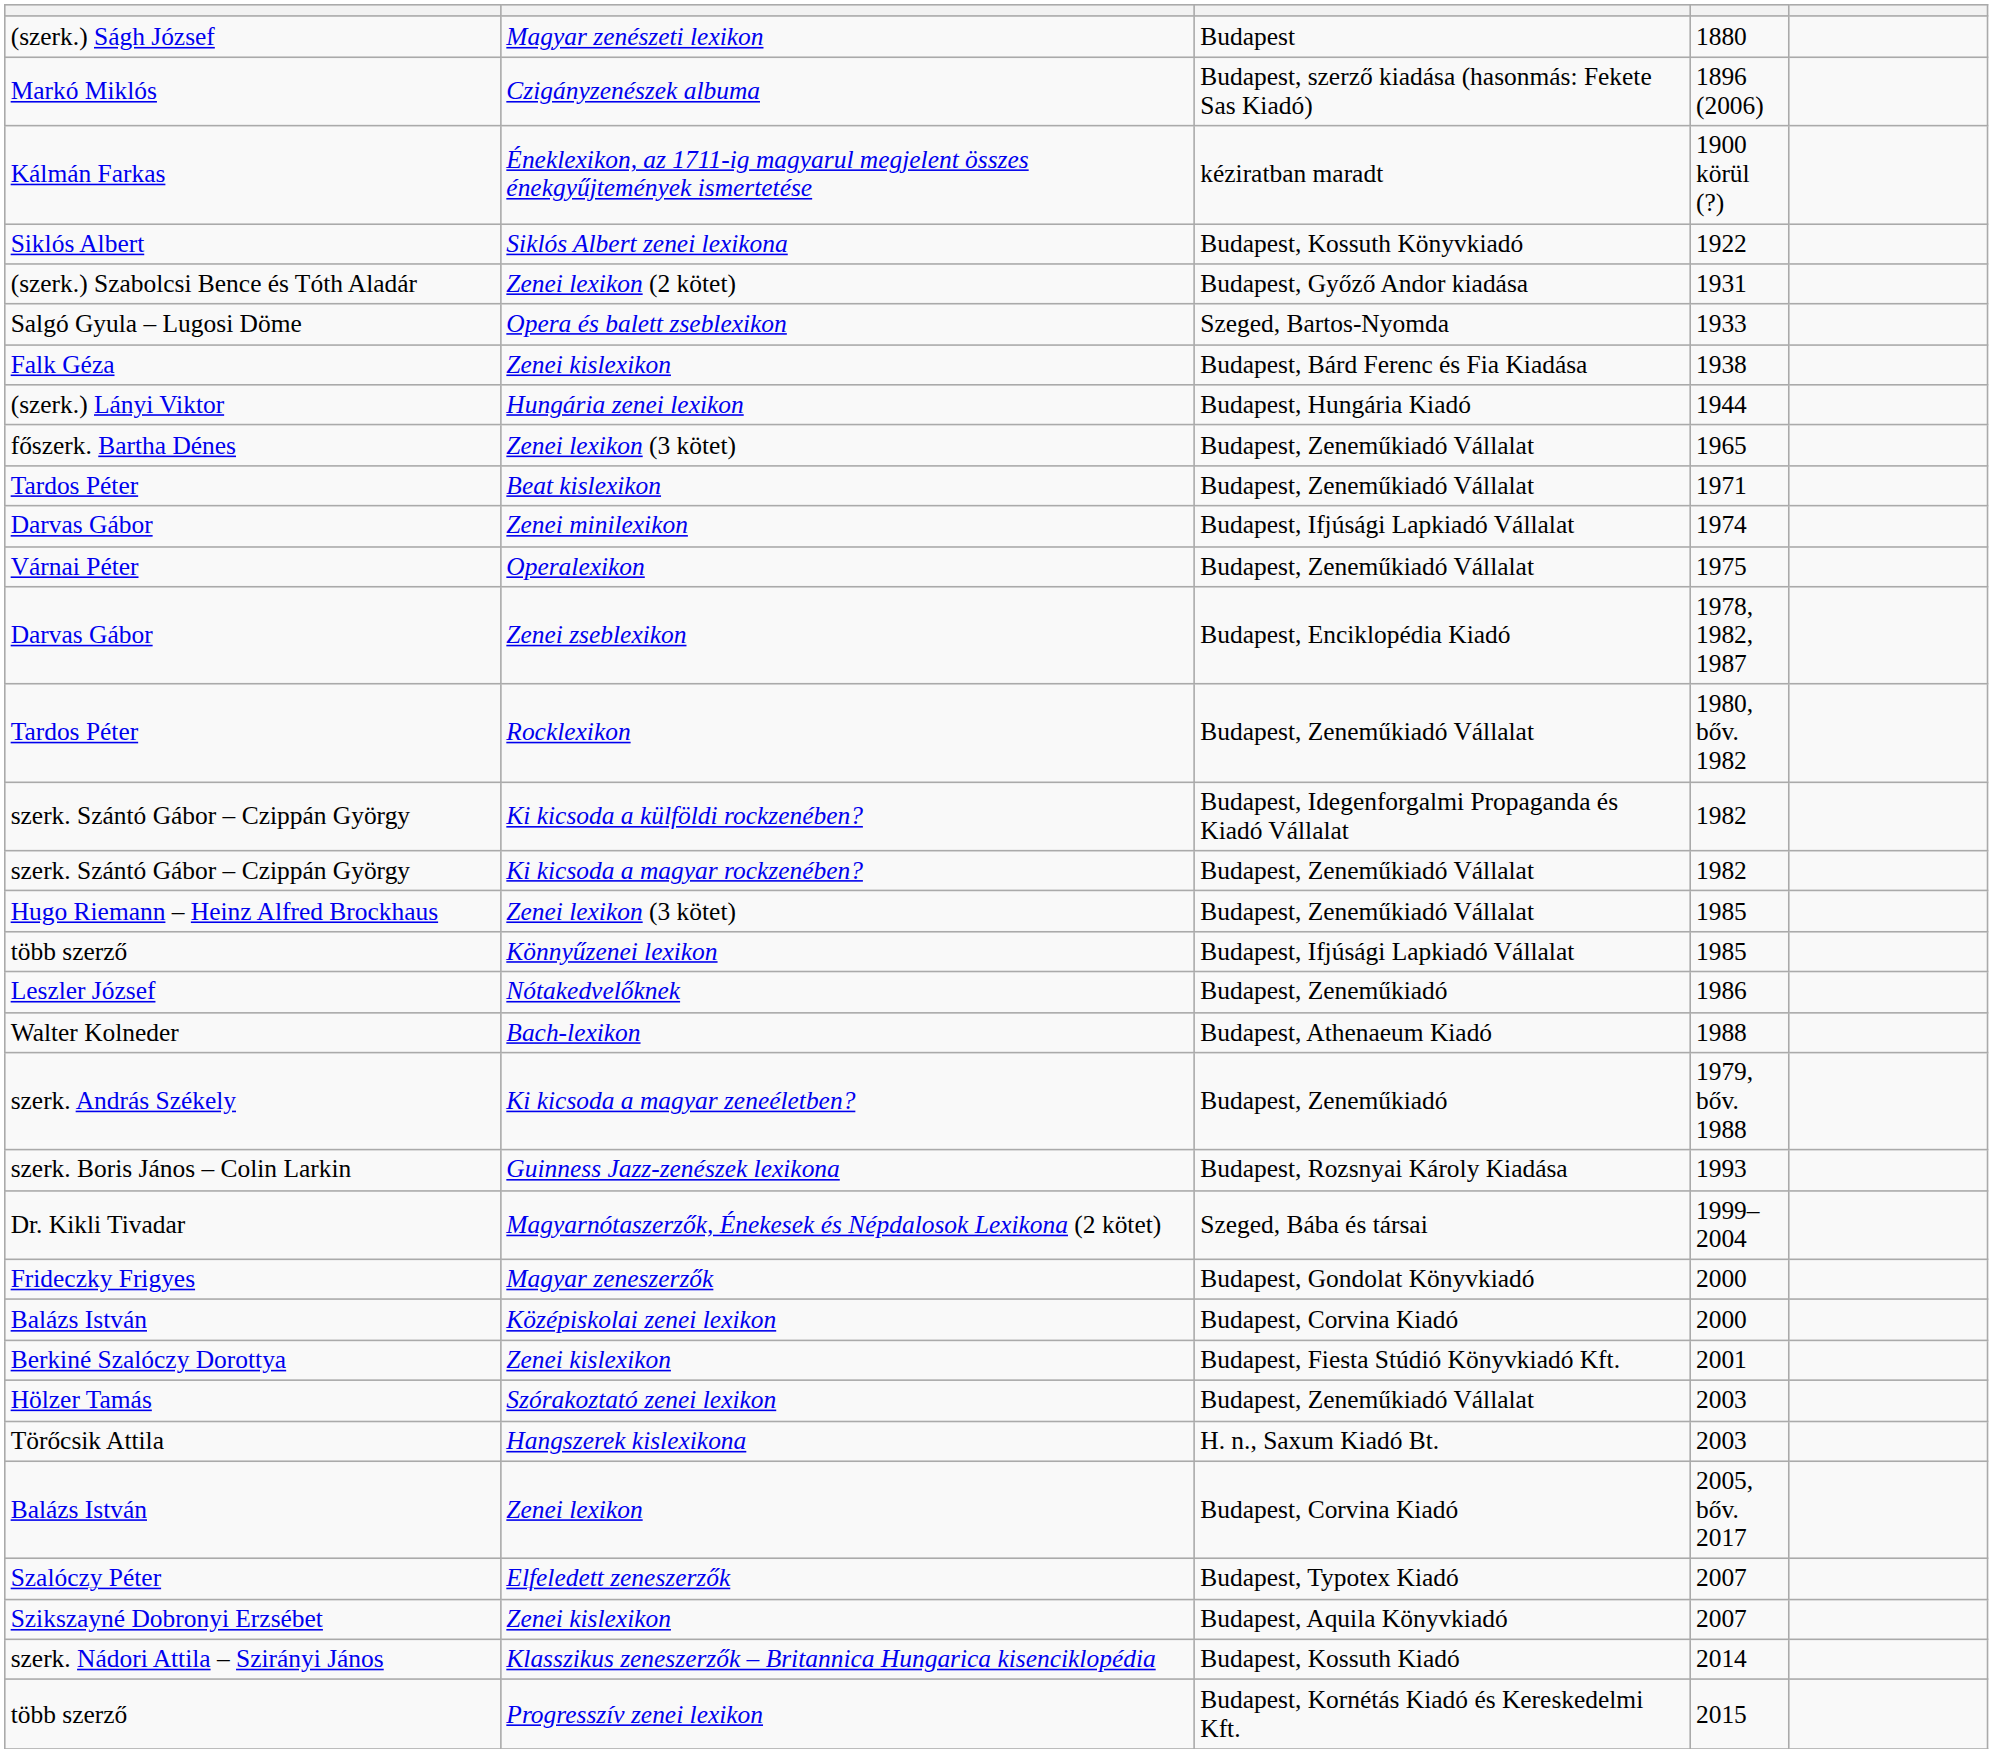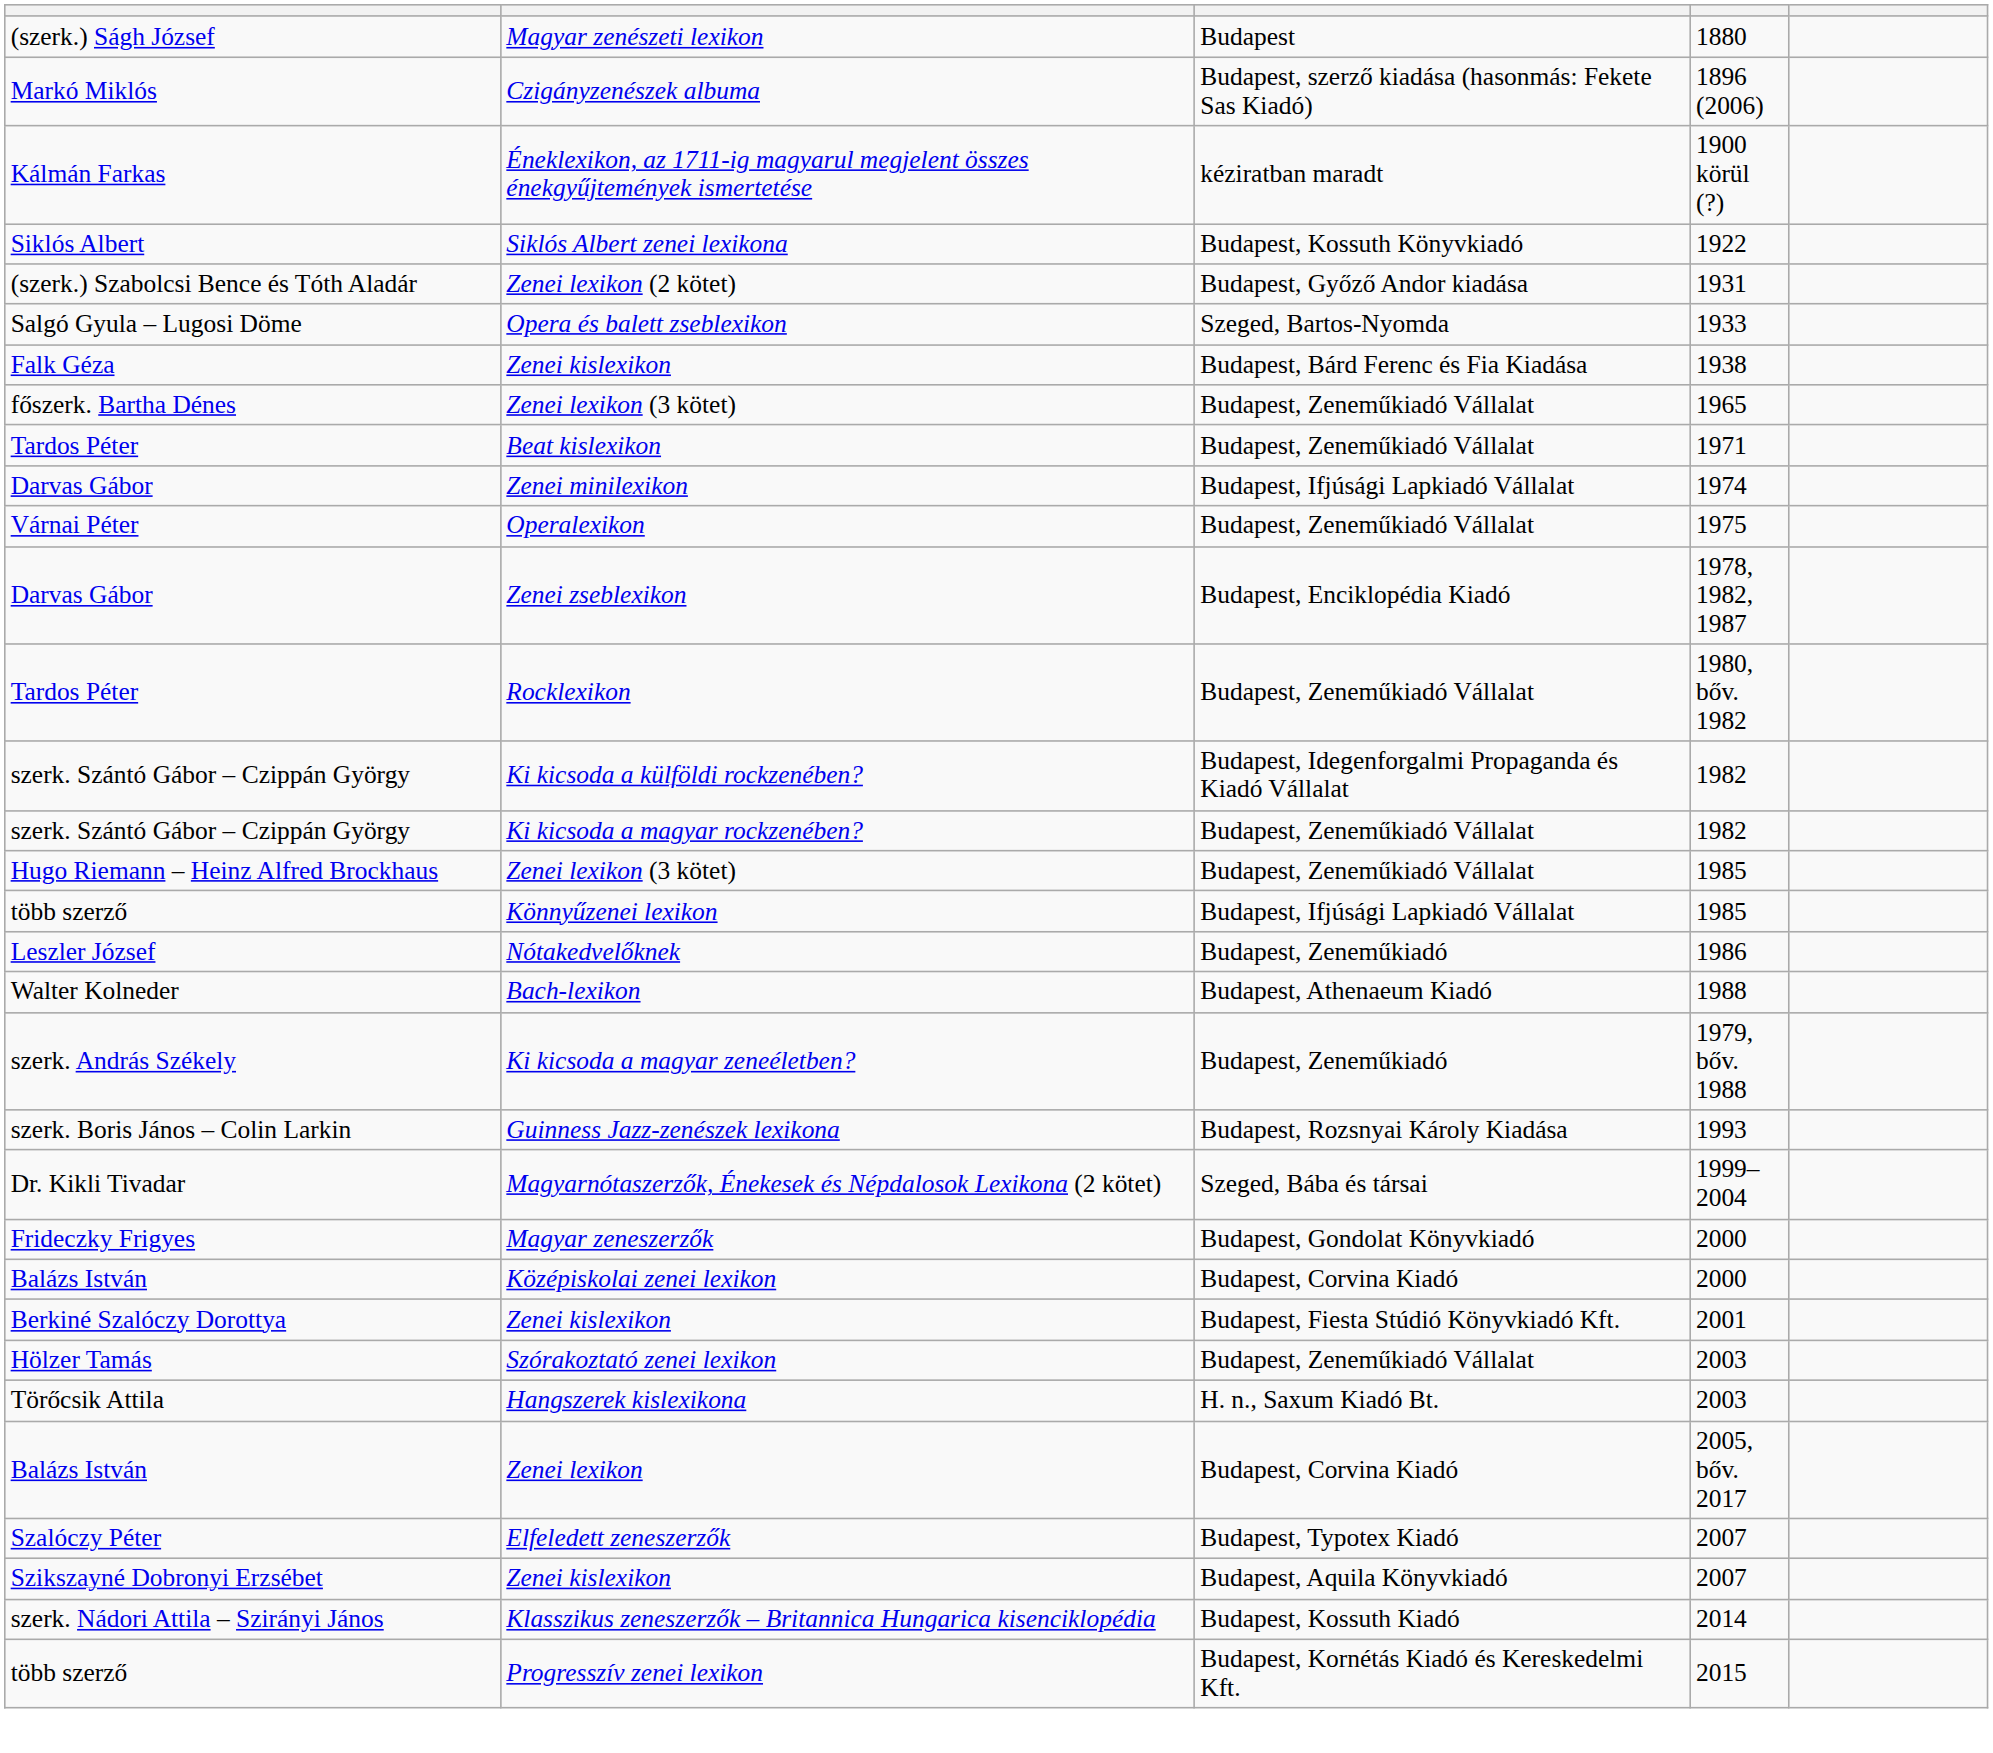- row: (117, 404)
